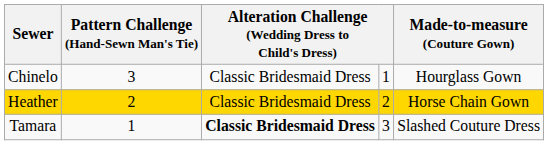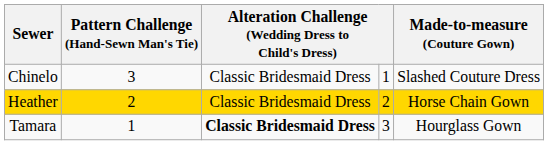(469, 77) Hourglass Gown -> (469, 77) Slashed Couture Dress
(469, 126) Slashed Couture Dress -> (469, 126) Hourglass Gown
